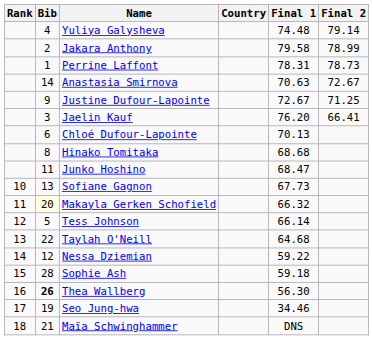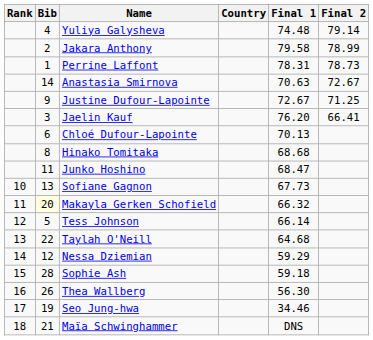(294, 256) 59.22 -> (294, 256) 59.29
(47, 291) bold -> (47, 291) normal
